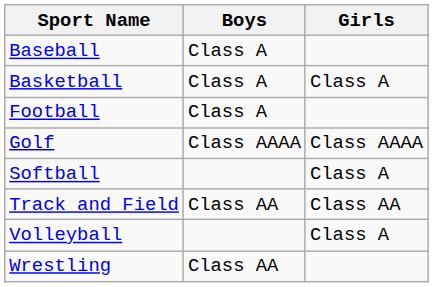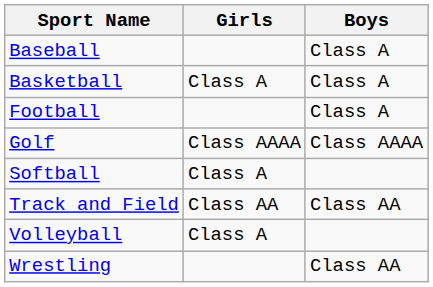columns swapped: (244, 20) <-> (367, 20)
